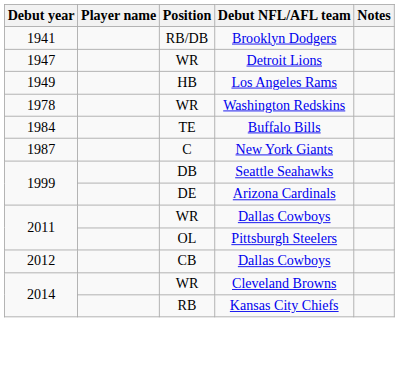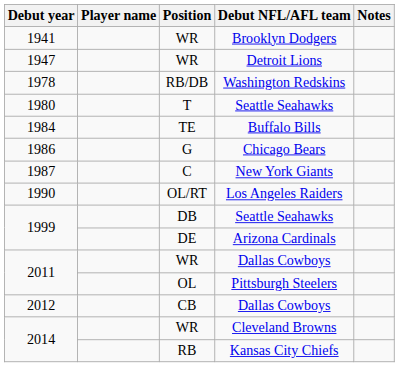(187, 37) RB/DB -> (187, 37) WR
- row: (41, 82)
(187, 104) WR -> (187, 82) RB/DB
+ row: (41, 104)
+ row: (41, 149)
+ row: (41, 194)
